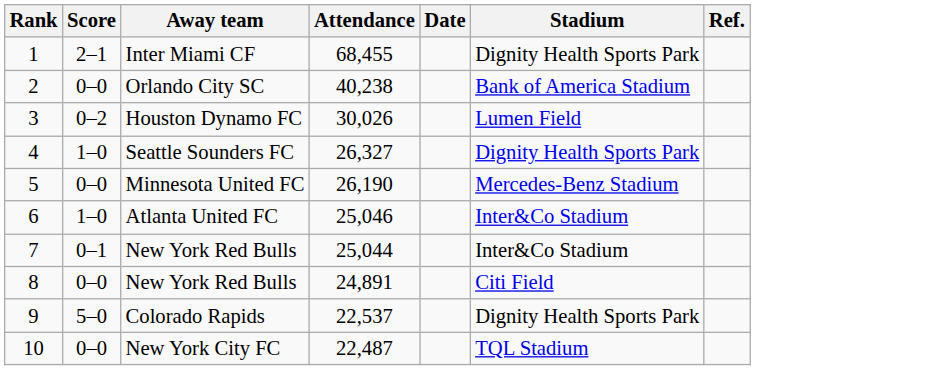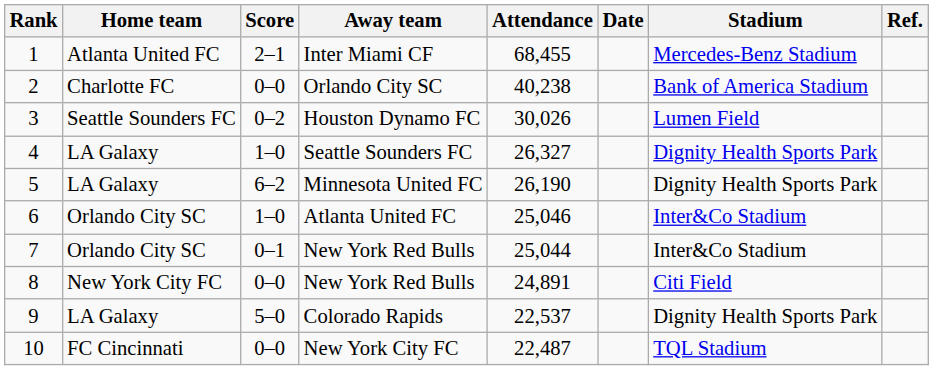+ column: (151, 20)
(587, 53) Dignity Health Sports Park -> (755, 53) Mercedes-Benz Stadium
(92, 184) 0–0 -> (270, 184) 6–2
(577, 184) Mercedes-Benz Stadium -> (765, 184) Dignity Health Sports Park
